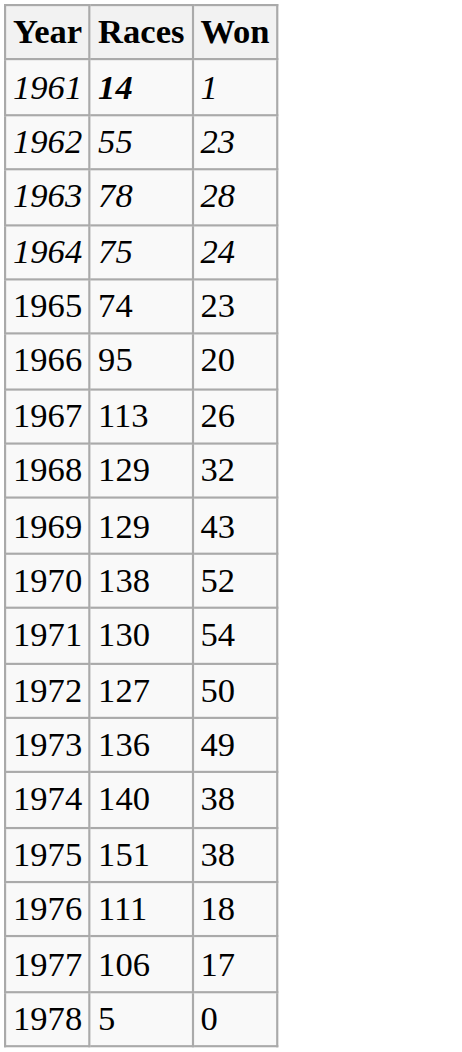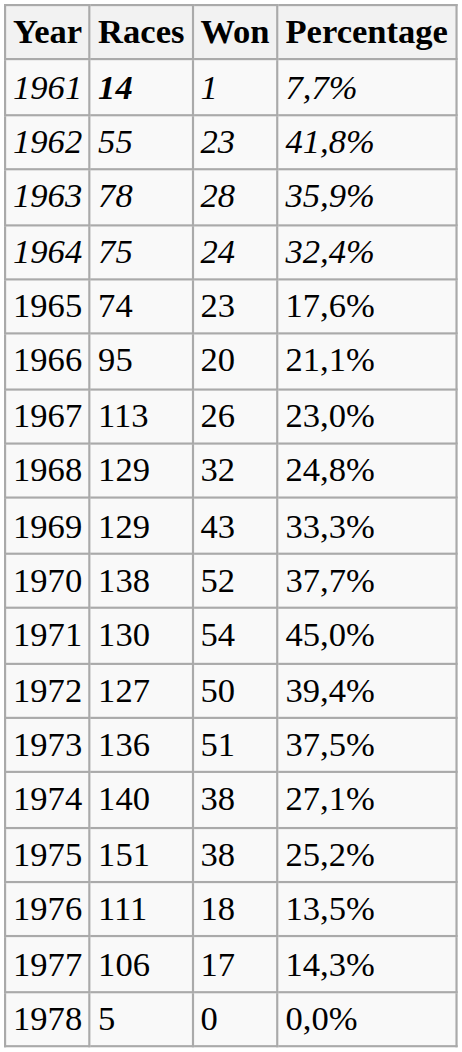+ column: (367, 31)
(218, 744) 49 -> (218, 744) 51
